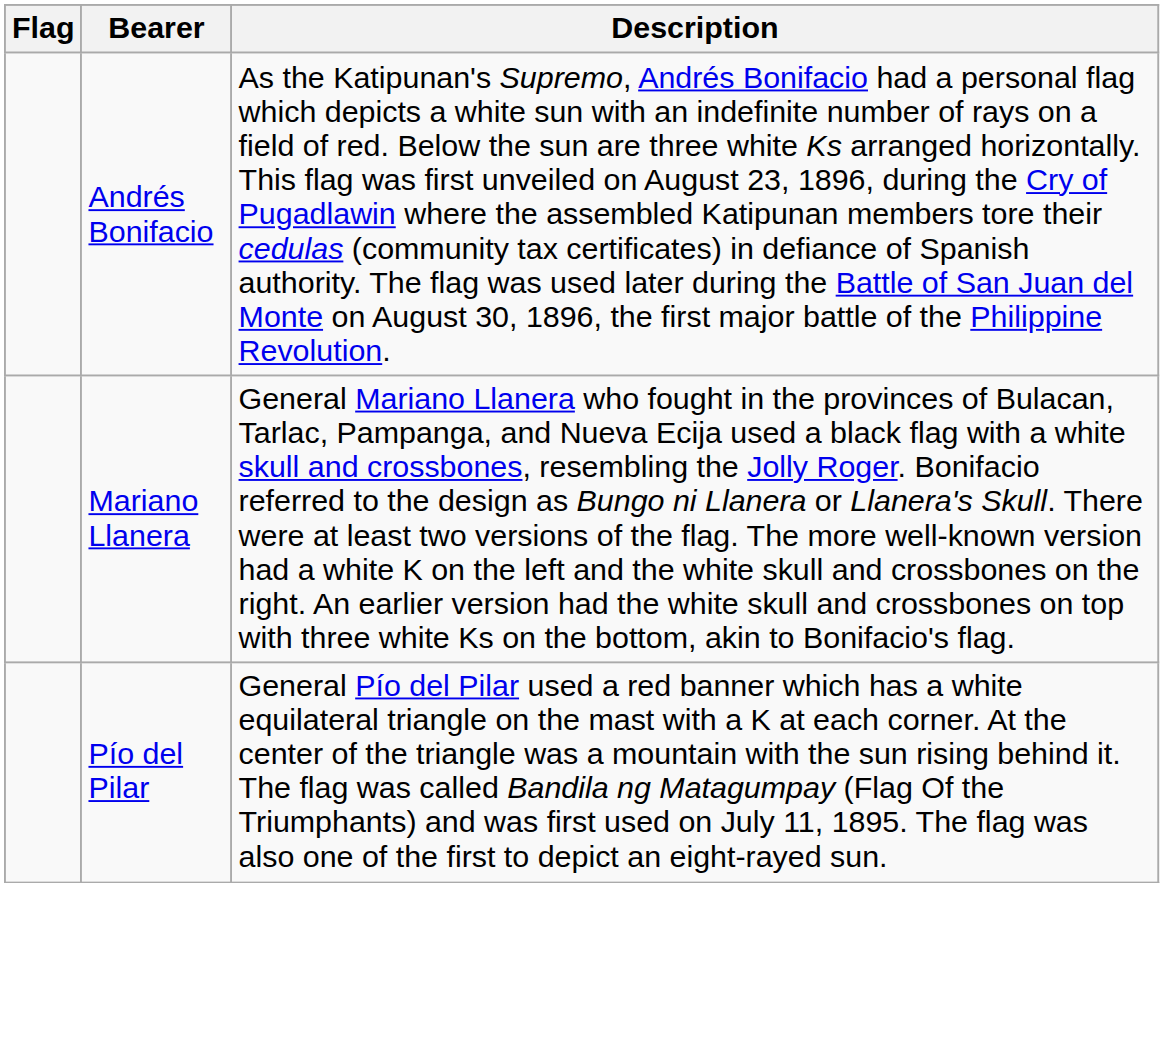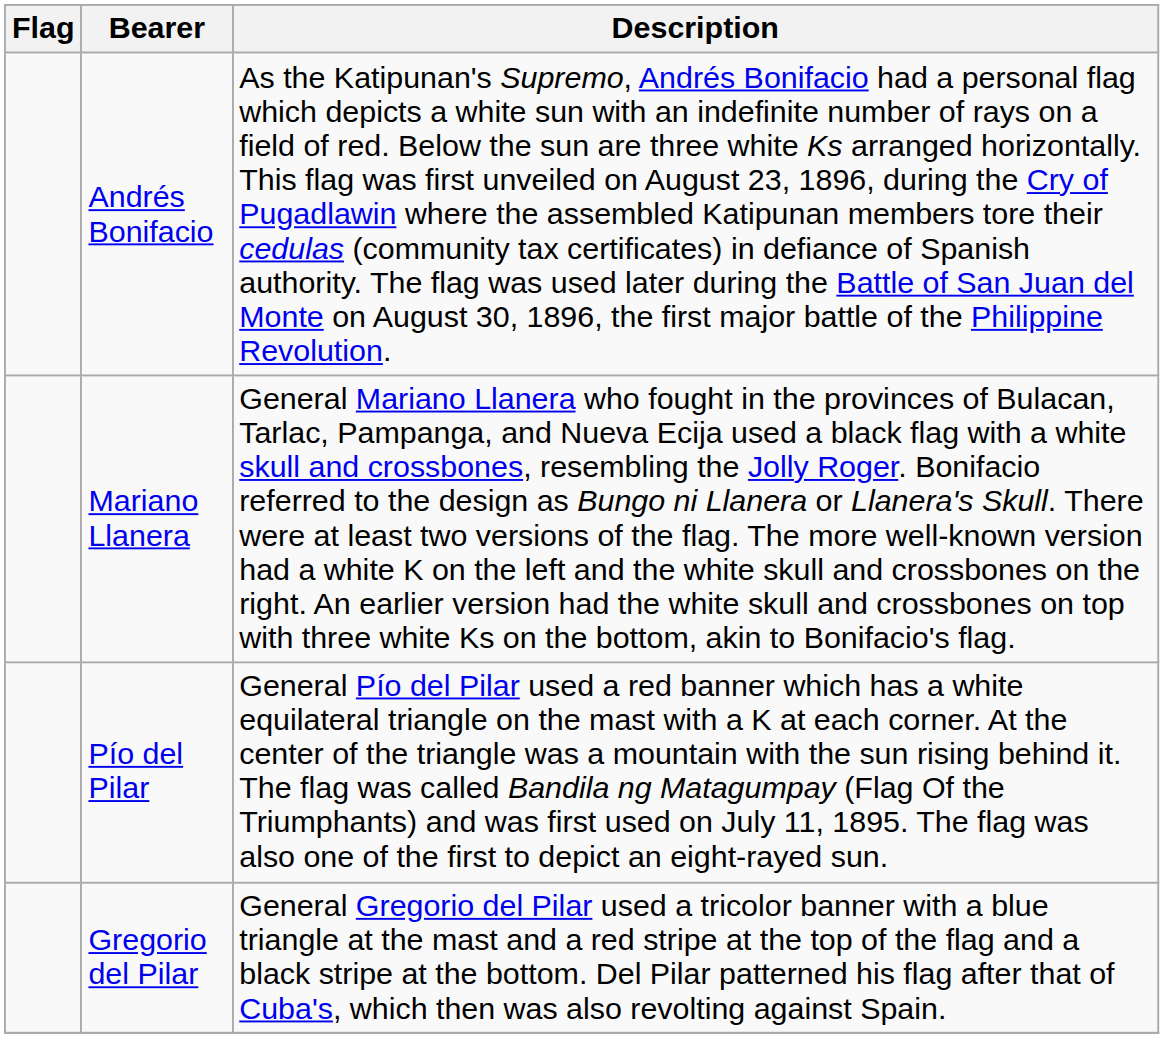+ row: (148, 956)
